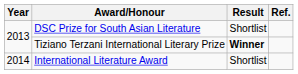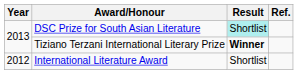(248, 28) no background -> (248, 28) paleturquoise background
(18, 61) 2014 -> (18, 61) 2012
